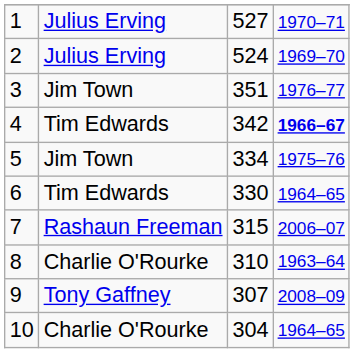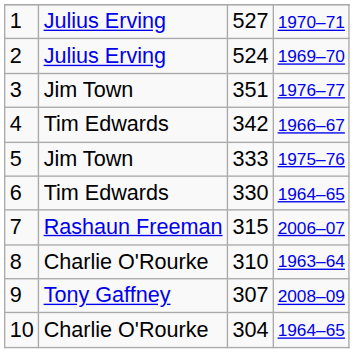(311, 125) bold -> (311, 125) normal
(251, 158) 334 -> (251, 158) 333
